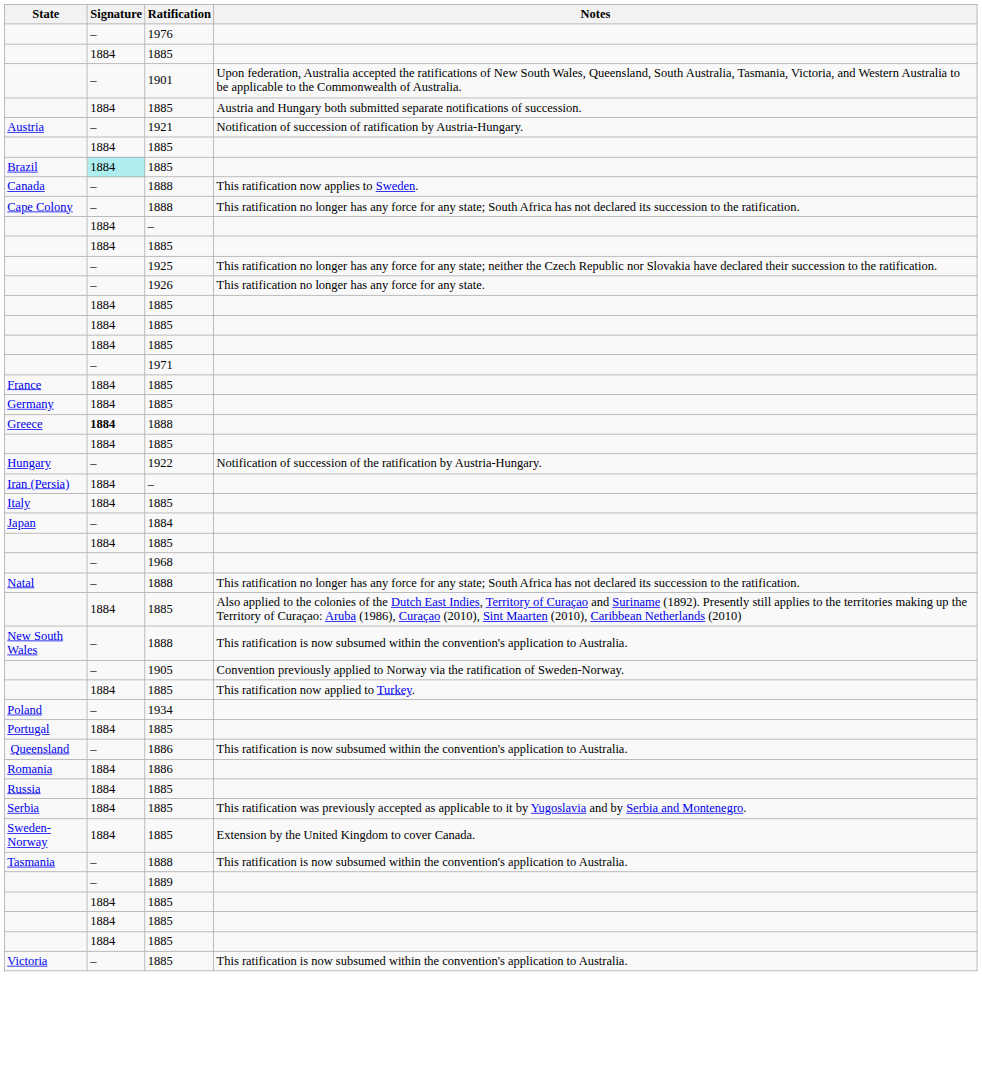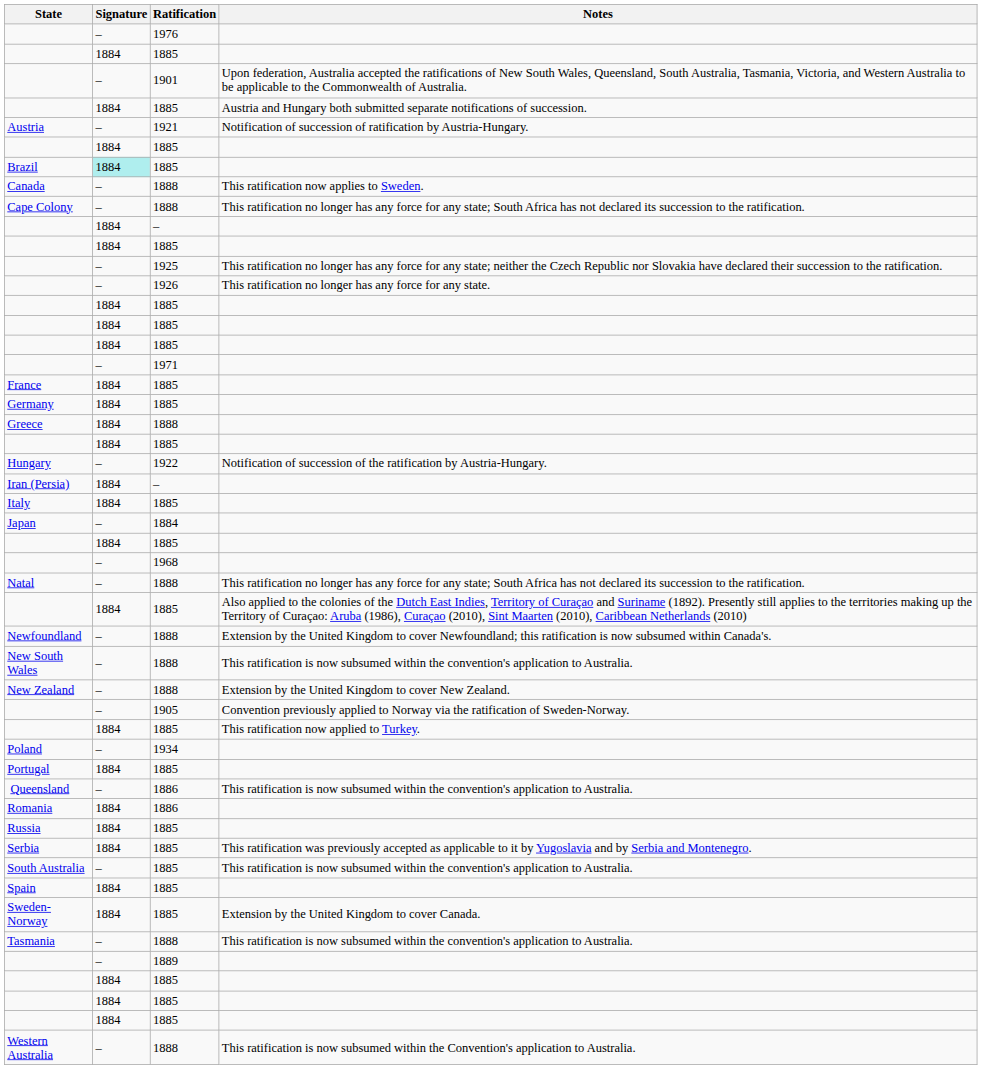(103, 424) bold -> (108, 424) normal
+ row: (44, 636)
+ row: (41, 689)
+ row: (46, 868)
+ row: (21, 887)
- row: (27, 961)
+ row: (30, 1047)
